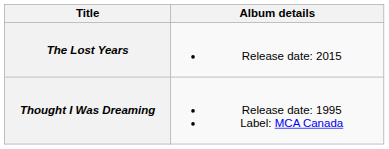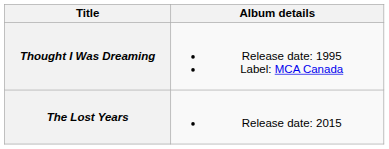rows swapped: (88, 110) <-> (88, 49)
